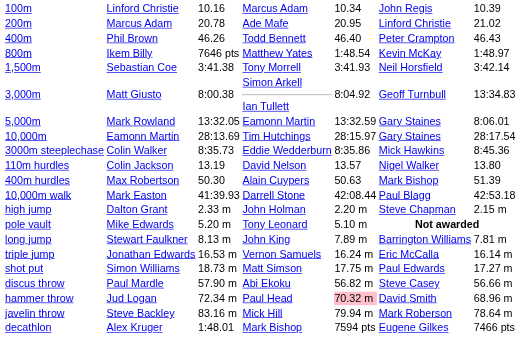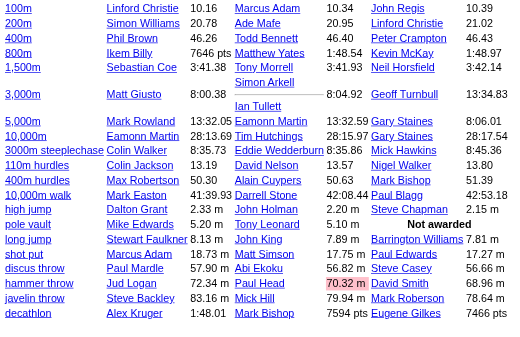(139, 23) Marcus Adam -> (143, 23) Simon Williams
- row: (30, 254)
(143, 269) Simon Williams -> (139, 254) Marcus Adam
